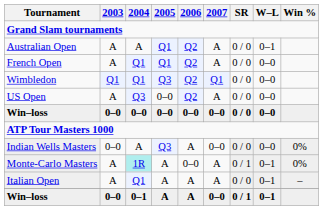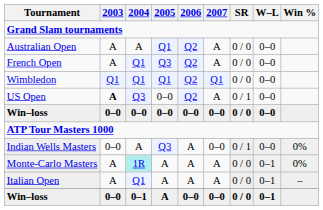(267, 46) 0–1 -> (267, 46) 0–0
(165, 63) Q1 -> (165, 63) Q3
(165, 79) Q3 -> (165, 79) Q1
(113, 96) normal -> (113, 96) bold
(242, 96) 0 / 0 -> (242, 96) 0 / 1
(242, 146) 0 / 0 -> (242, 146) 0 / 1
(191, 163) 0–0 -> (191, 163) A
(242, 163) 0 / 1 -> (242, 163) 0 / 0
(191, 197) A -> (191, 197) 0–0
(242, 197) 0 / 1 -> (242, 197) 0 / 0
